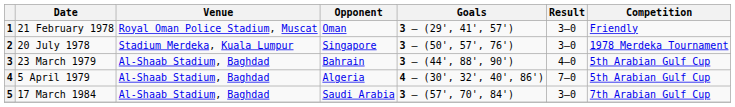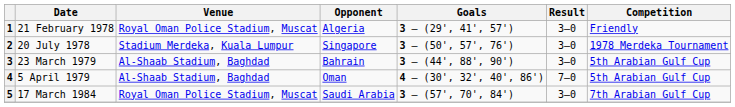(334, 29) Oman -> (344, 29) Algeria
(567, 61) 4–0 -> (567, 61) 3–0
(344, 78) Algeria -> (334, 78) Oman
(194, 94) Al-Shaab Stadium, Baghdad -> (218, 94) Royal Oman Police Stadium, Muscat
